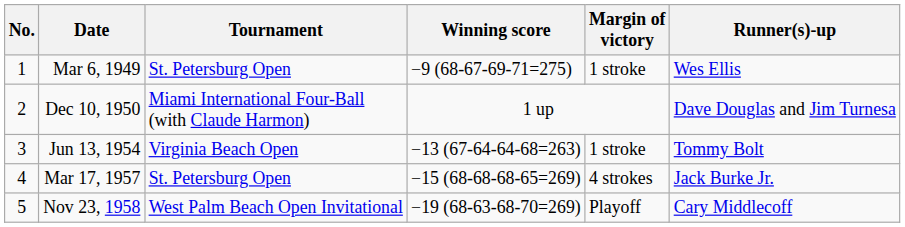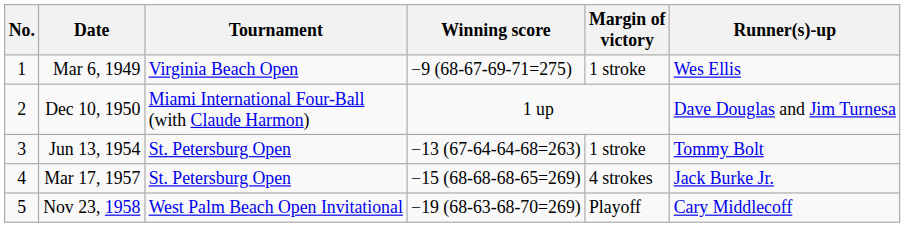(220, 69) St. Petersburg Open -> (223, 69) Virginia Beach Open
(223, 149) Virginia Beach Open -> (220, 149) St. Petersburg Open
